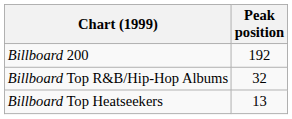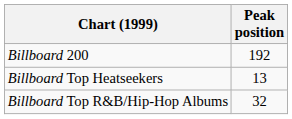rows swapped: (118, 78) <-> (85, 101)
